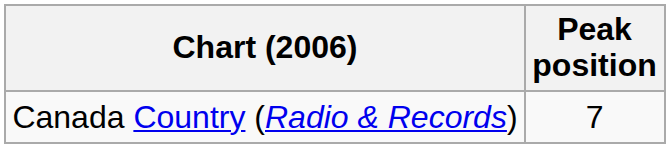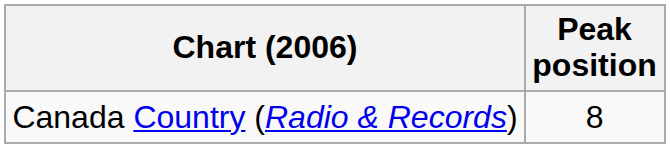(595, 116) 7 -> (595, 116) 8
